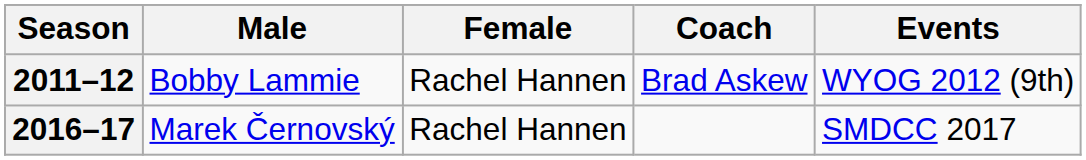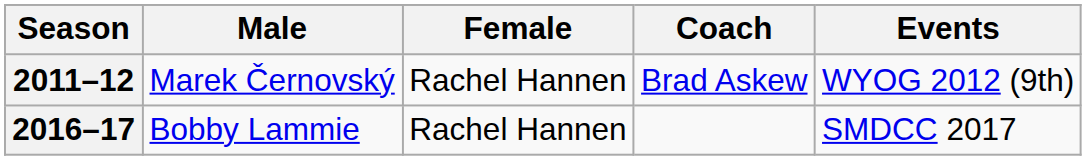(255, 79) Bobby Lammie -> (272, 79) Marek Černovský
(272, 129) Marek Černovský -> (255, 129) Bobby Lammie
